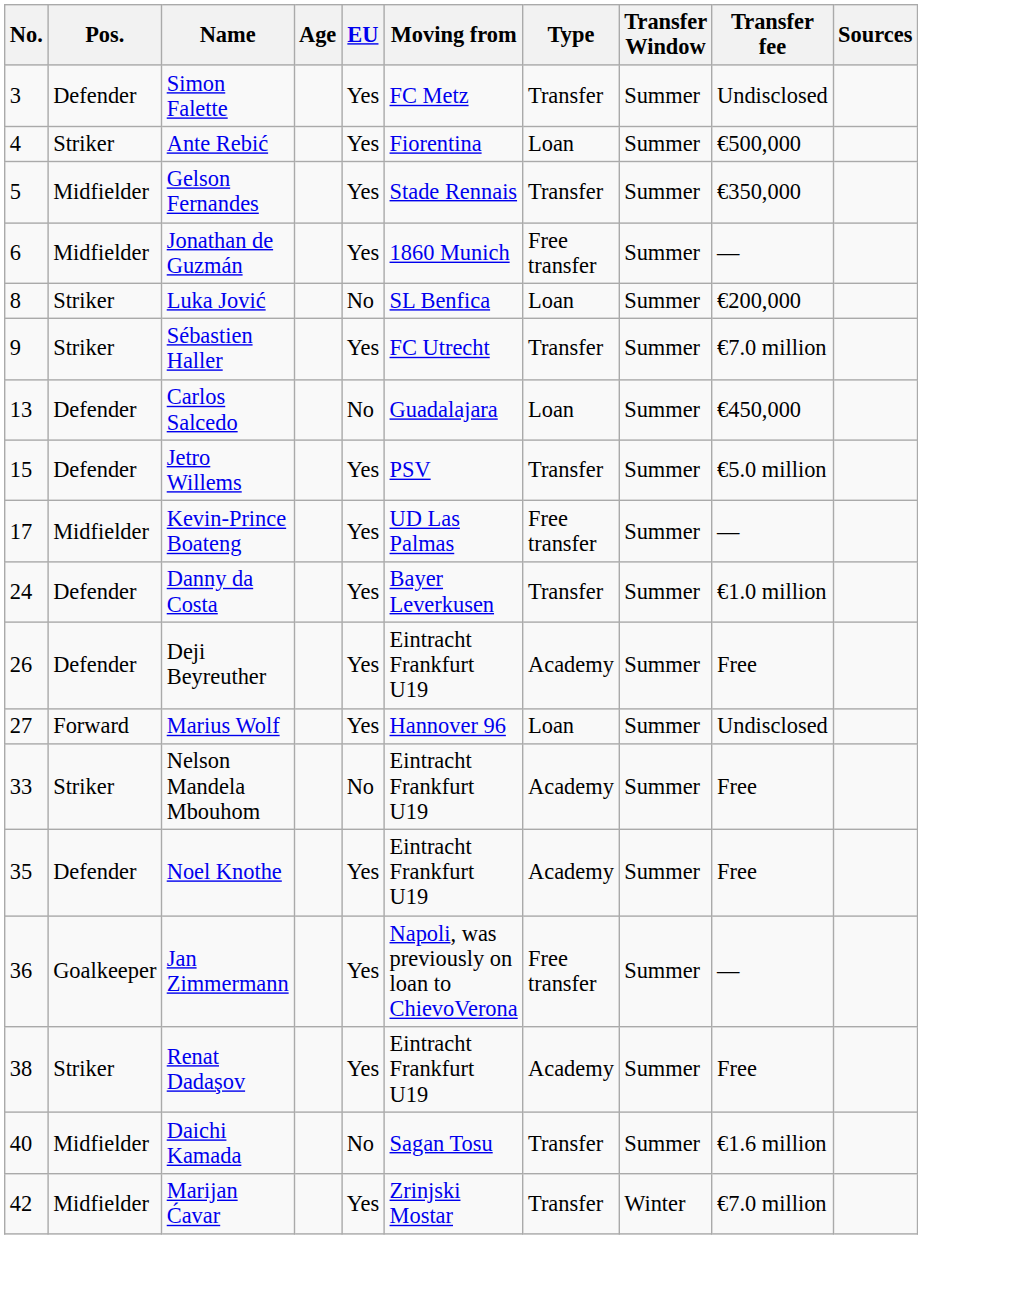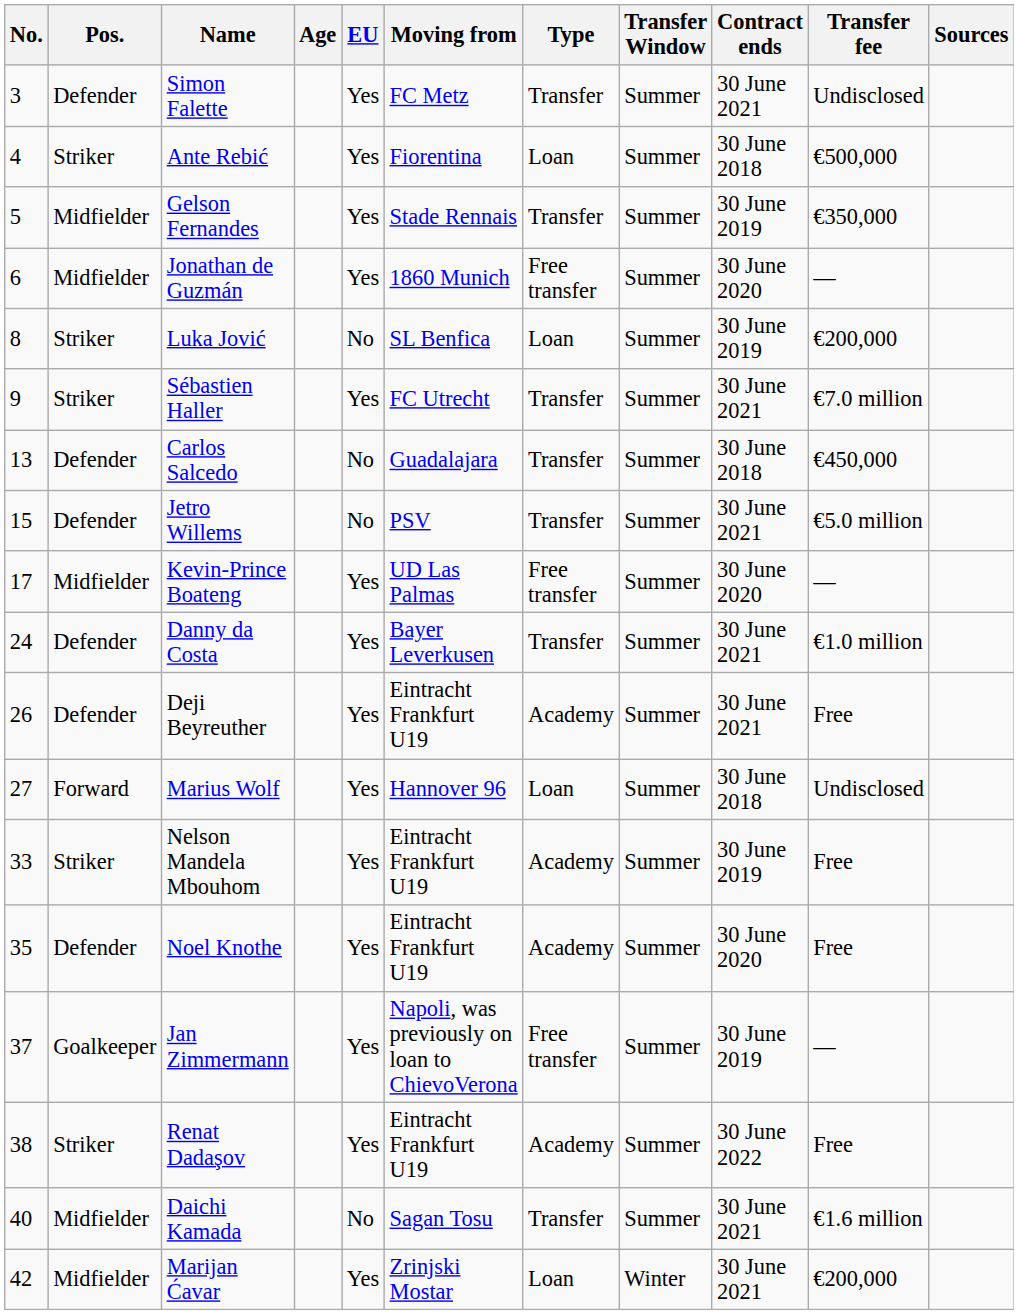+ column: (760, 34)
(551, 409) Loan -> (566, 459) Transfer
(363, 470) Yes -> (360, 520) No
(360, 786) No -> (363, 862) Yes
(21, 970) 36 -> (21, 1046) 37
(566, 1203) Transfer -> (551, 1279) Loan
(772, 1203) €7.0 million -> (855, 1279) €200,000
